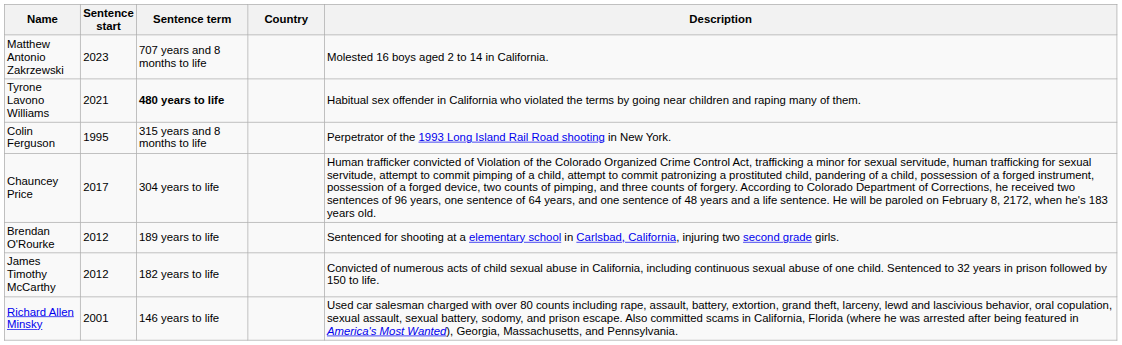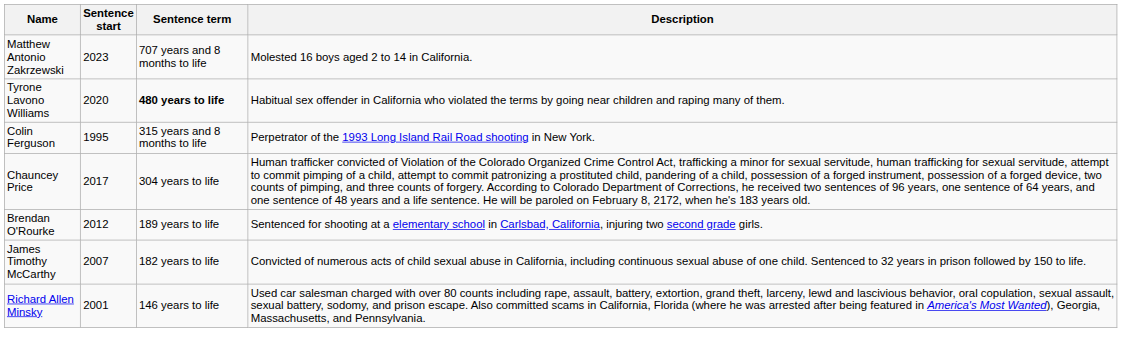- column: (286, 19)
(96, 100) 2021 -> (96, 100) 2020
(96, 274) 2012 -> (96, 262) 2007
